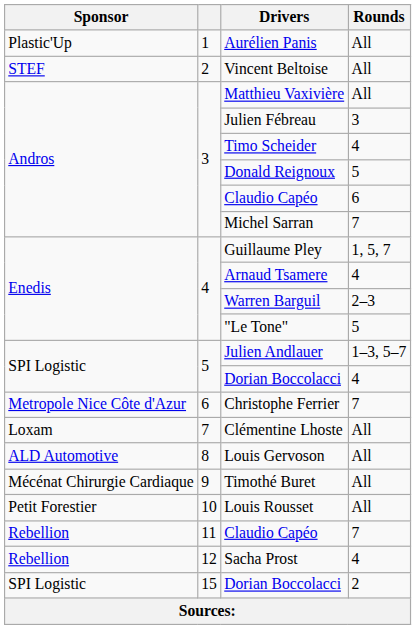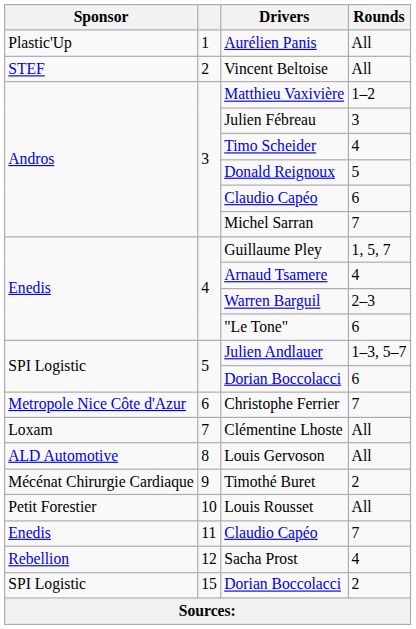(362, 94) All -> (363, 94) 1–2
(356, 326) 5 -> (356, 326) 6
(356, 378) 4 -> (356, 378) 6
(362, 481) All -> (356, 481) 2
(39, 533) Rebellion -> (30, 533) Enedis
